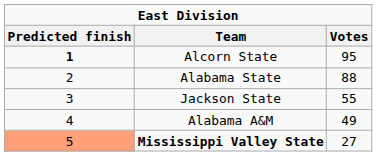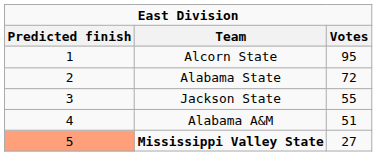(70, 57) bold -> (70, 57) normal
(349, 78) 88 -> (349, 78) 72
(349, 120) 49 -> (349, 120) 51
